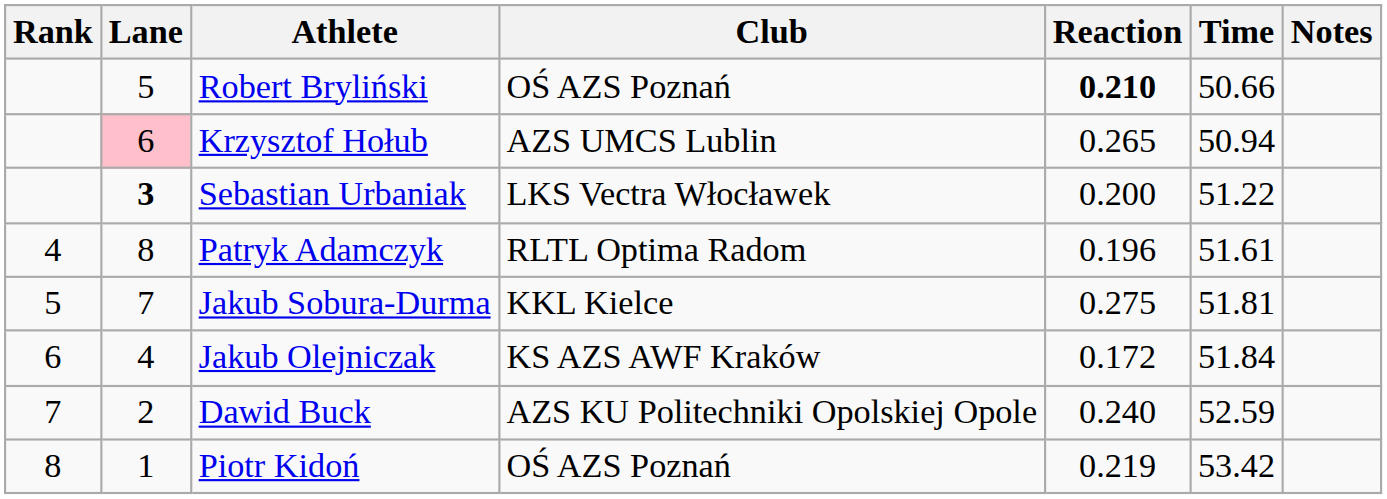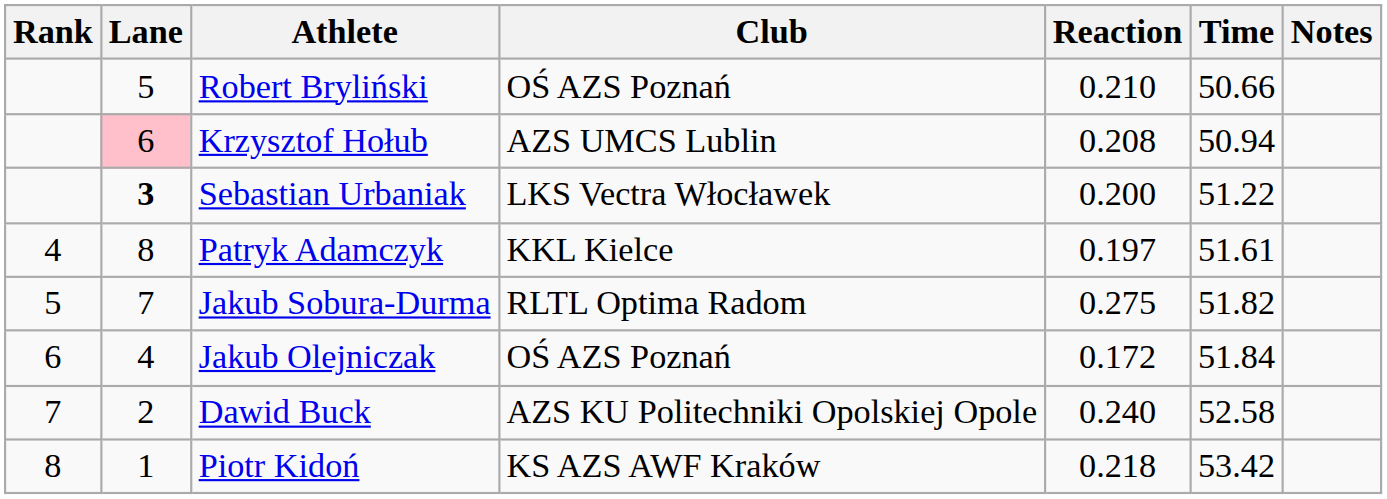(1118, 85) bold -> (1118, 85) normal
(1118, 140) 0.265 -> (1118, 140) 0.208
(656, 248) RLTL Optima Radom -> (590, 248) KKL Kielce
(1118, 248) 0.196 -> (1118, 248) 0.197
(590, 303) KKL Kielce -> (656, 303) RLTL Optima Radom
(1237, 303) 51.81 -> (1237, 303) 51.82
(663, 357) KS AZS AWF Kraków -> (619, 357) OŚ AZS Poznań
(1237, 411) 52.59 -> (1237, 411) 52.58
(619, 466) OŚ AZS Poznań -> (663, 466) KS AZS AWF Kraków
(1118, 466) 0.219 -> (1118, 466) 0.218
